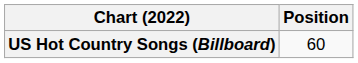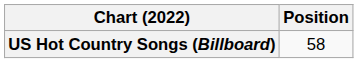(316, 44) 60 -> (316, 44) 58
